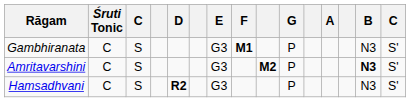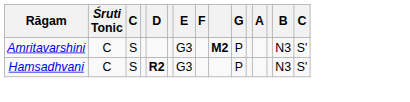- row: (46, 47)
(368, 67) bold -> (283, 47) normal
